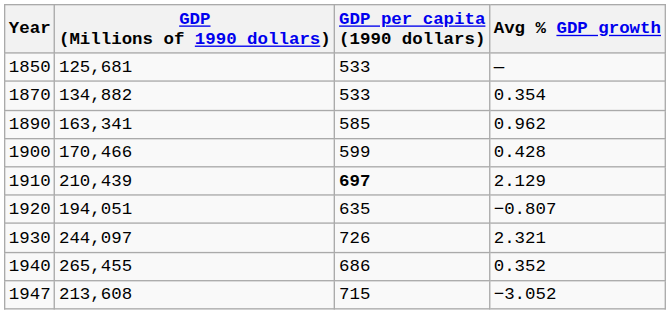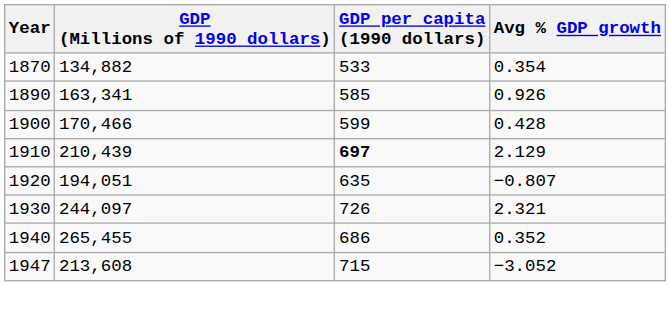- row: (30, 67)
(520, 124) 0.962 -> (520, 96) 0.926
